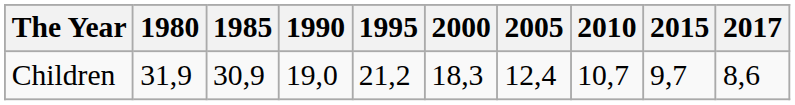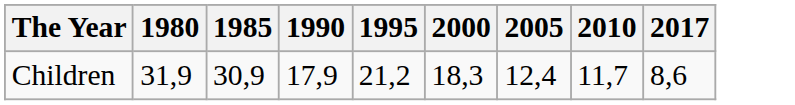- column: (680, 27)
(312, 74) 19,0 -> (312, 74) 17,9
(603, 74) 10,7 -> (603, 74) 11,7
